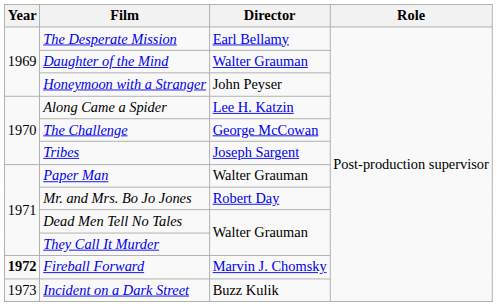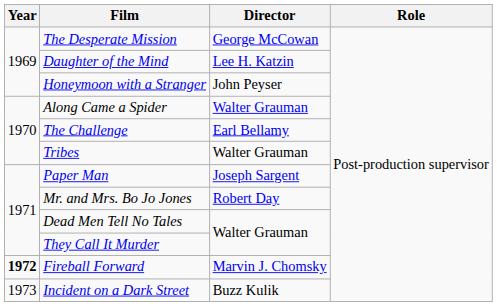(251, 38) Earl Bellamy -> (265, 38) George McCowan
(260, 61) Walter Grauman -> (253, 61) Lee H. Katzin
(253, 107) Lee H. Katzin -> (260, 107) Walter Grauman
(265, 130) George McCowan -> (251, 130) Earl Bellamy
(256, 152) Joseph Sargent -> (260, 152) Walter Grauman
(260, 175) Walter Grauman -> (256, 175) Joseph Sargent
